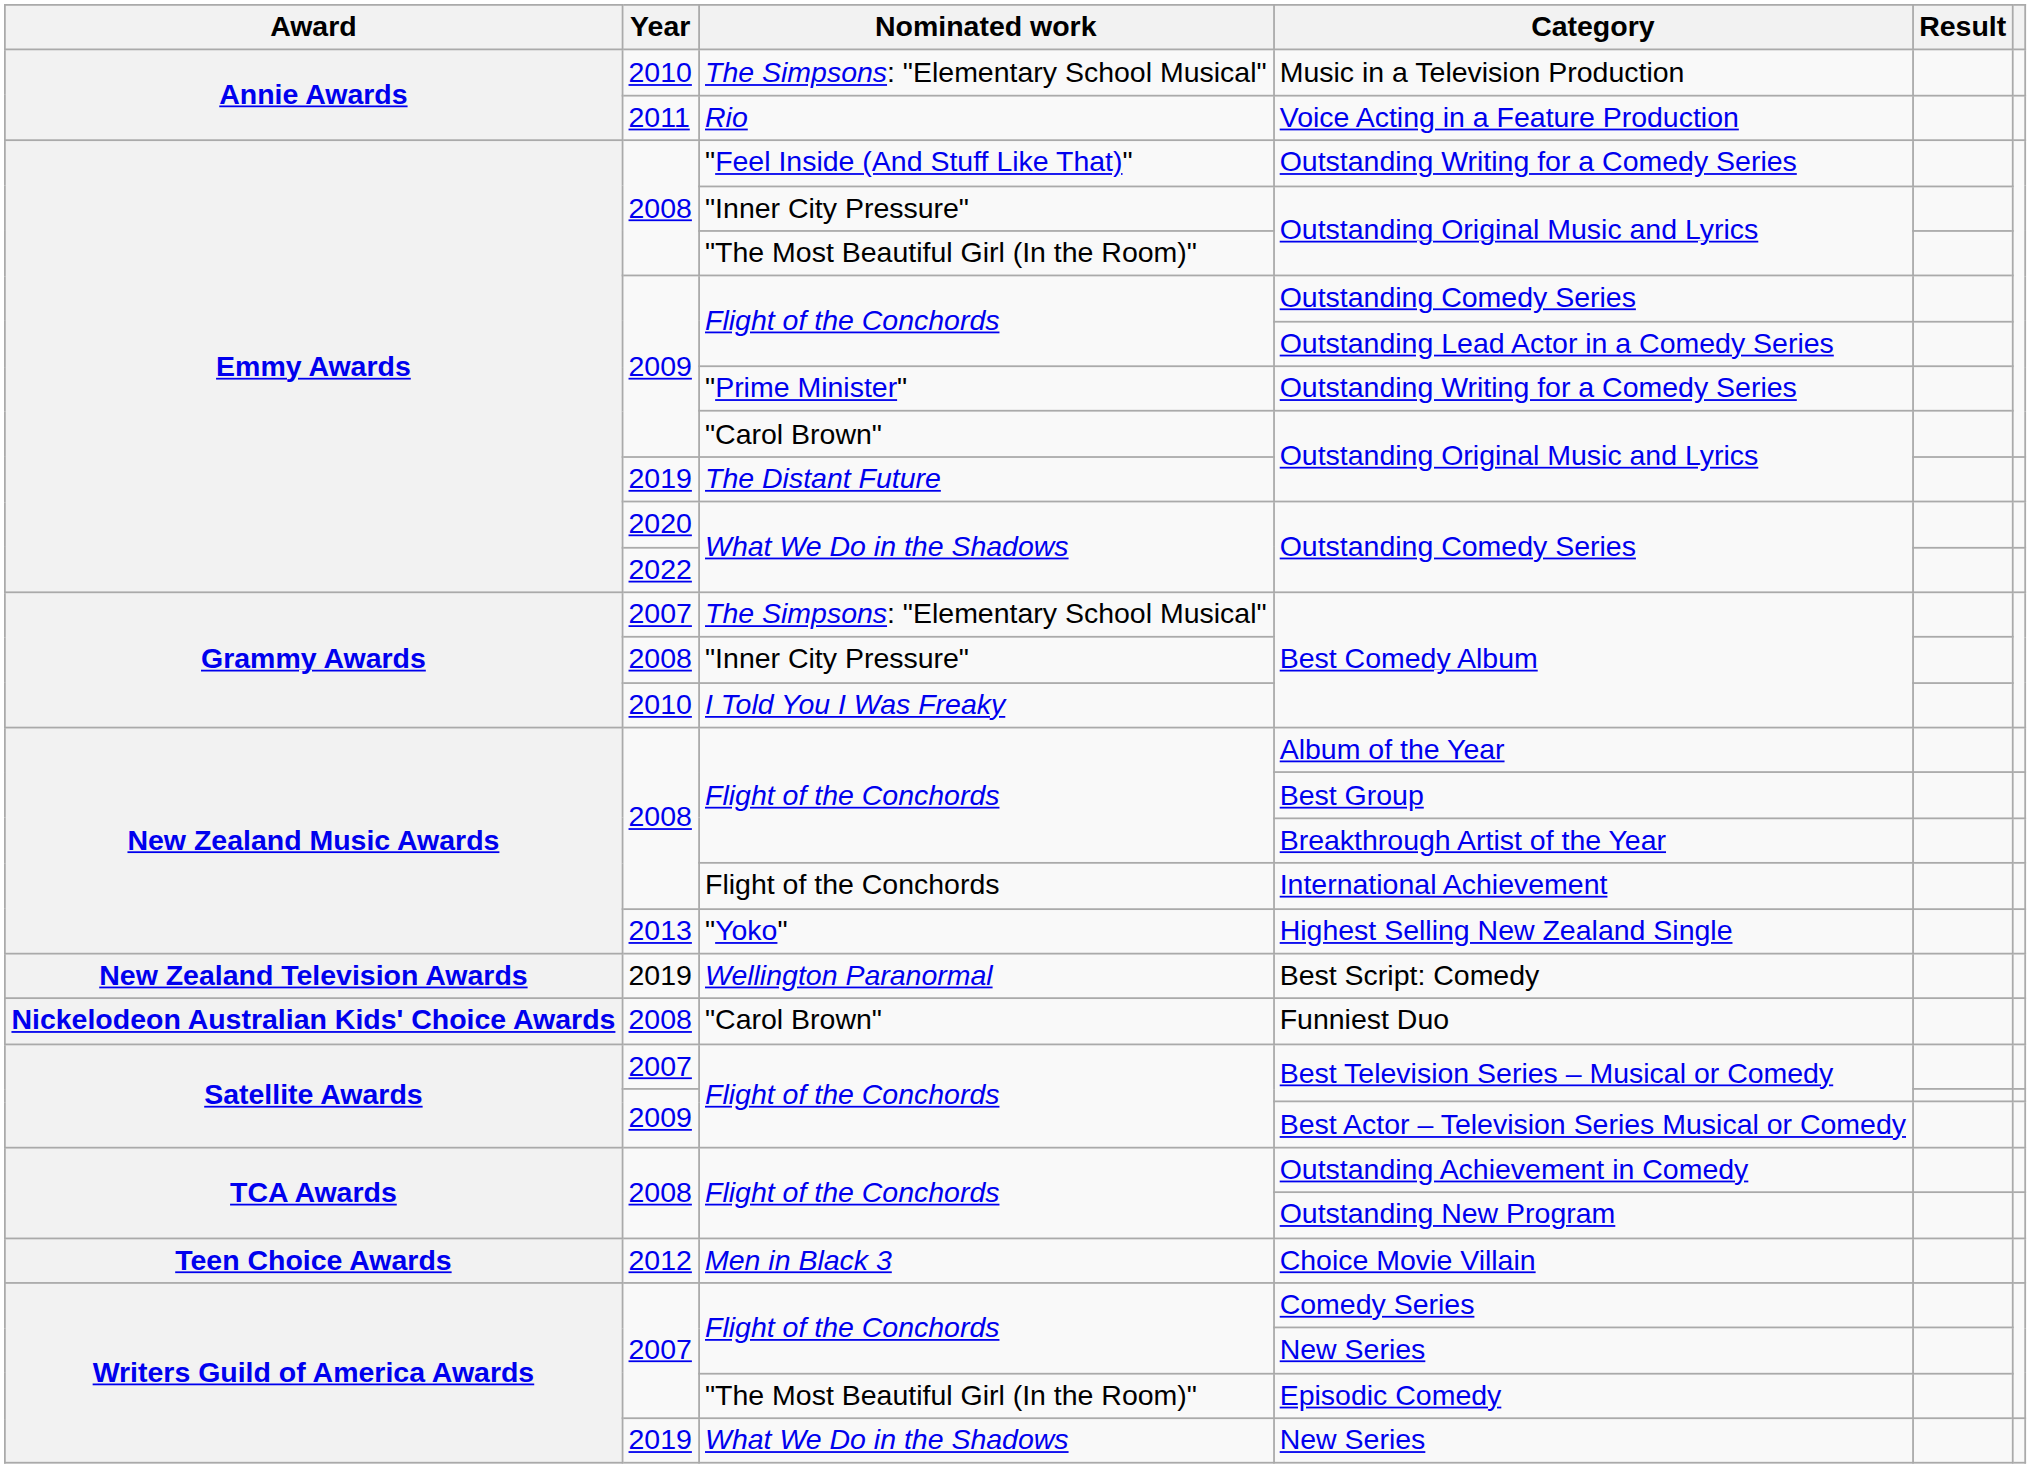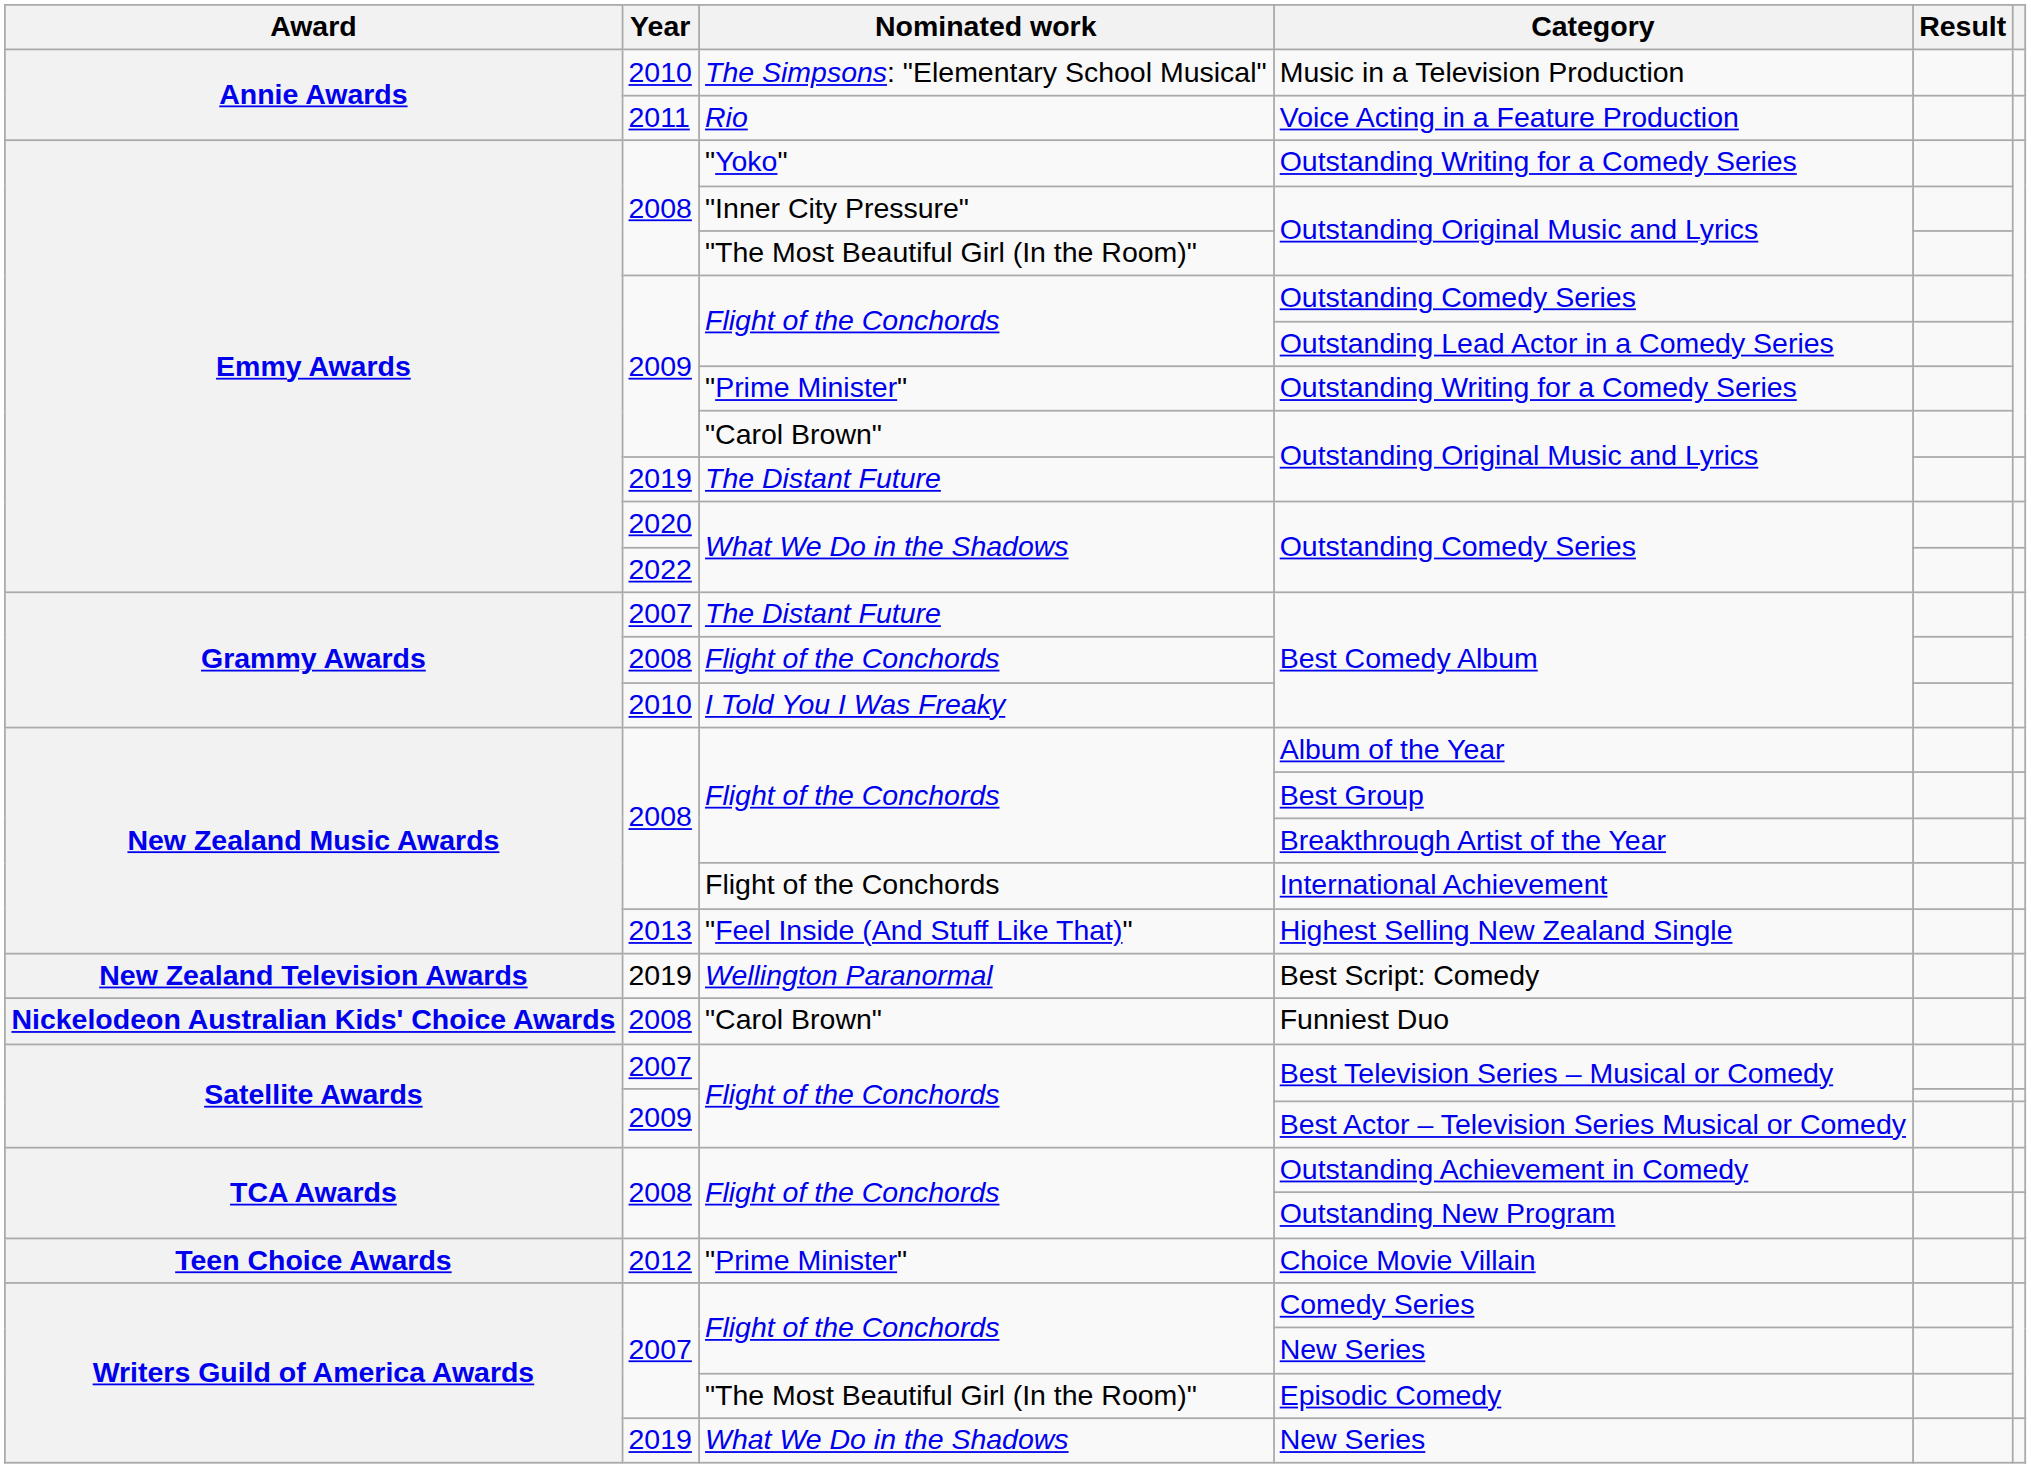(919, 162) "Feel Inside (And Stuff Like That)" -> (746, 162) "Yoko"
(986, 614) The Simpsons: "Elementary School Musical" -> (823, 614) The Distant Future
(837, 659) "Inner City Pressure" -> (852, 659) Flight of the Conchords
(746, 930) "Yoko" -> (919, 930) "Feel Inside (And Stuff Like That)"
(798, 1259) Men in Black 3 -> (806, 1259) "Prime Minister"
